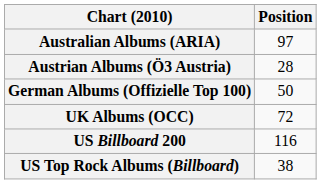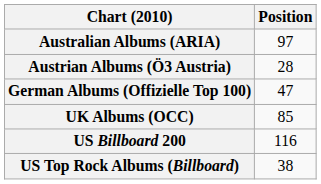(285, 91) 50 -> (285, 91) 47
(285, 116) 72 -> (285, 116) 85
